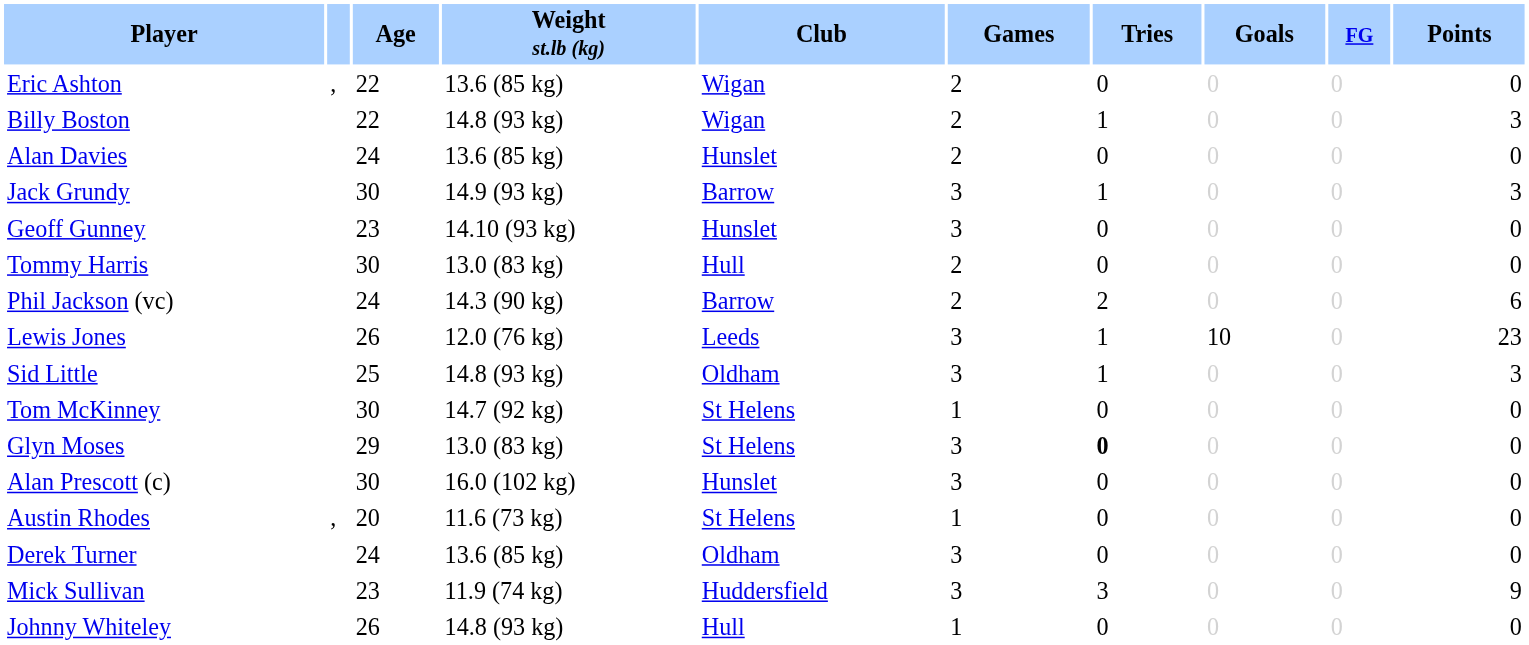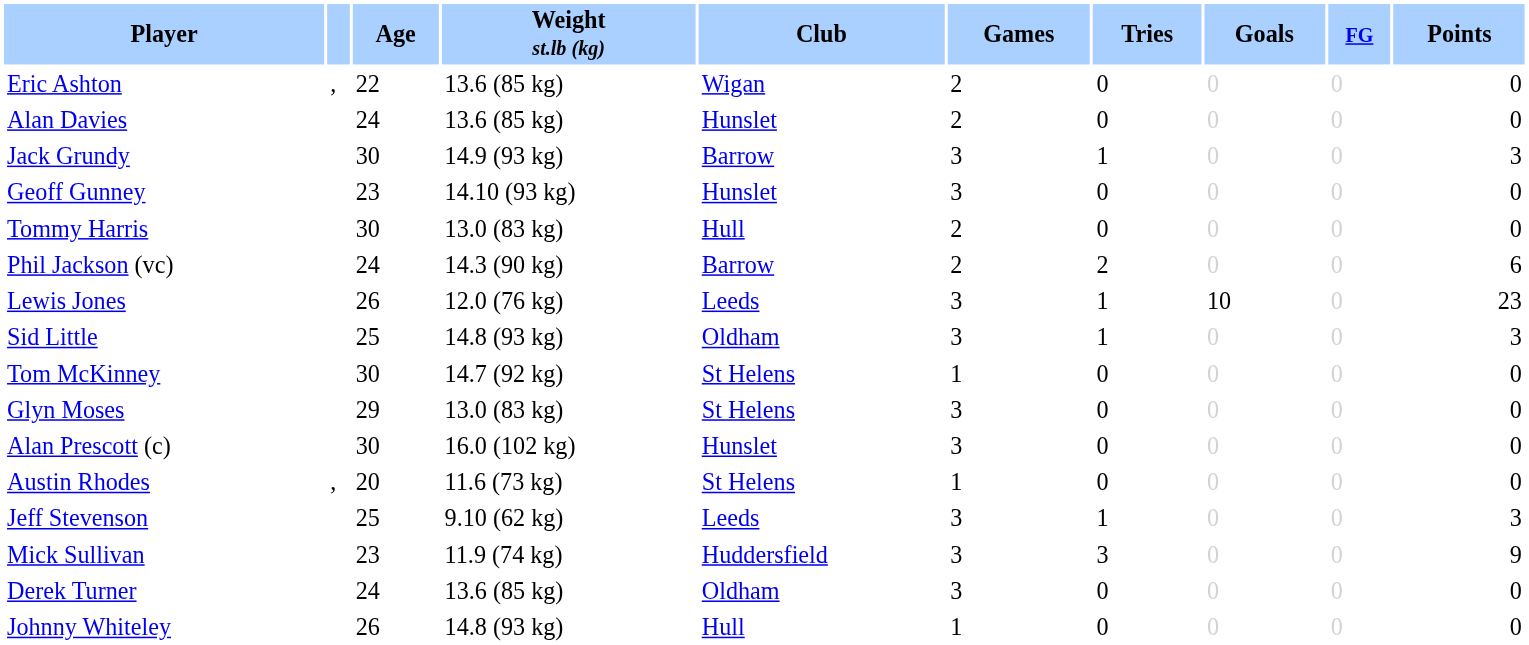- row: (68, 120)
(1102, 446) bold -> (1102, 409) normal
+ row: (78, 518)
rows swapped: (76, 591) <-> (72, 554)
